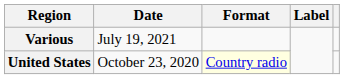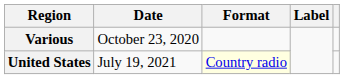(137, 39) July 19, 2021 -> (148, 39) October 23, 2020
(148, 62) October 23, 2020 -> (137, 62) July 19, 2021
